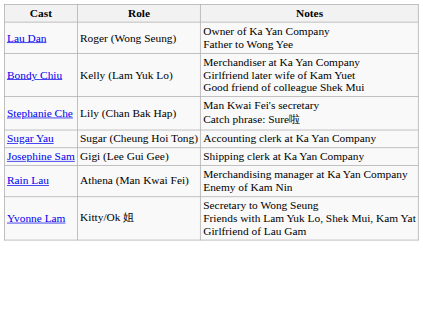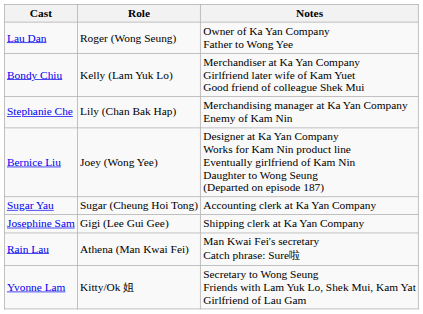(261, 112) Man Kwai Fei's secretary Catch phrase: Sure啦 -> (305, 112) Merchandising manager at Ka Yan Company Enemy of Kam Nin
+ row: (34, 162)
(305, 181) Merchandising manager at Ka Yan Company Enemy of Kam Nin -> (261, 248) Man Kwai Fei's secretary Catch phrase: Sure啦
